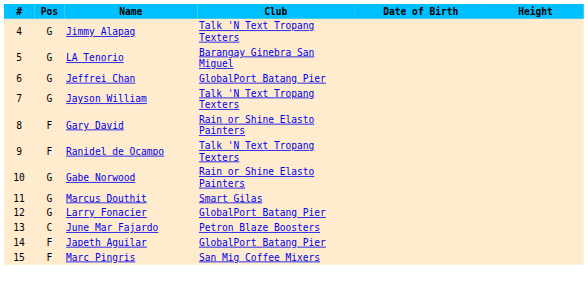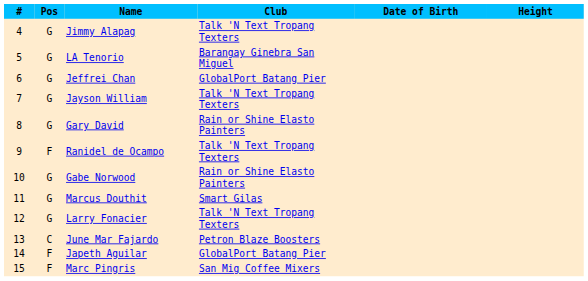(49, 125) F -> (49, 125) G
(262, 213) GlobalPort Batang Pier -> (257, 219) Talk 'N Text Tropang Texters
